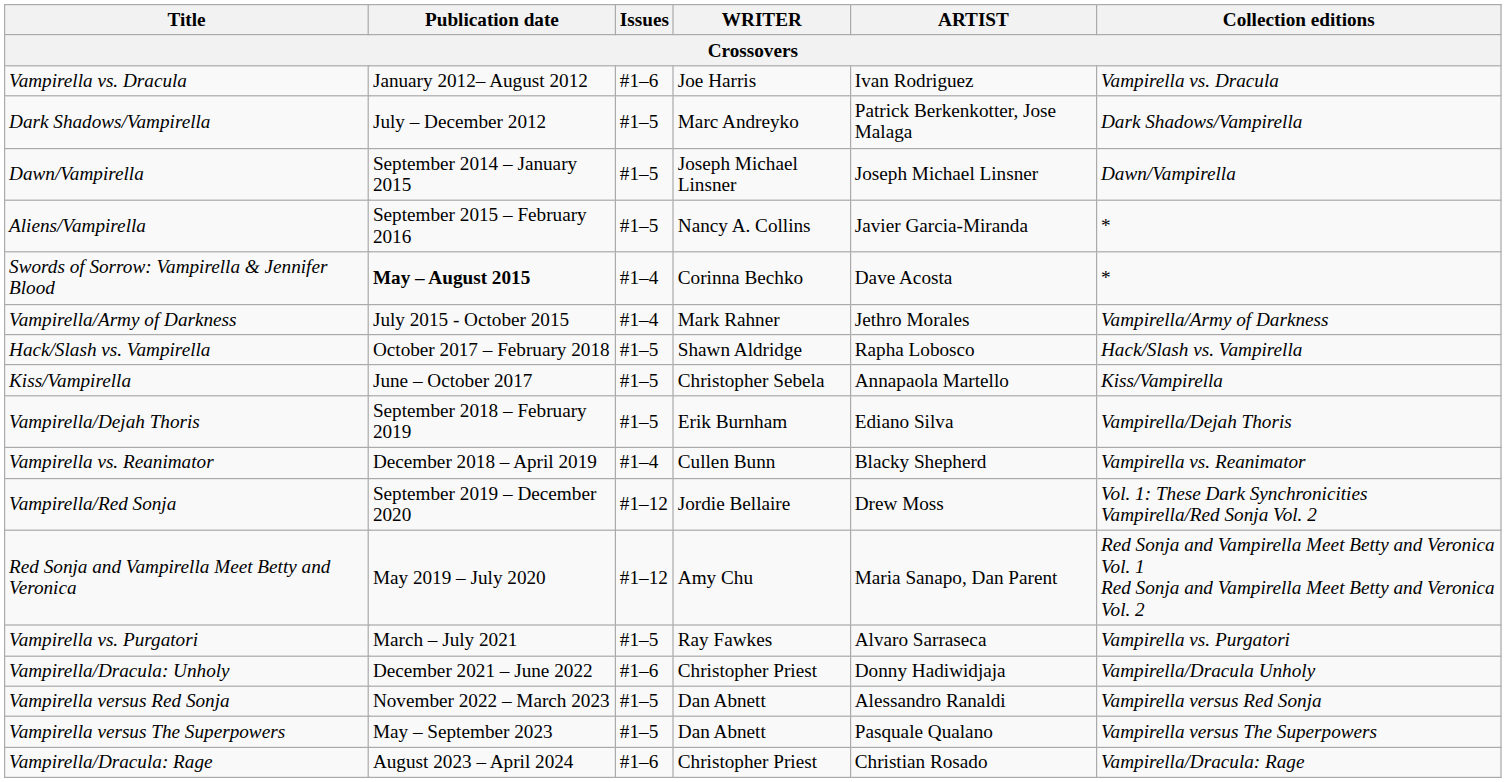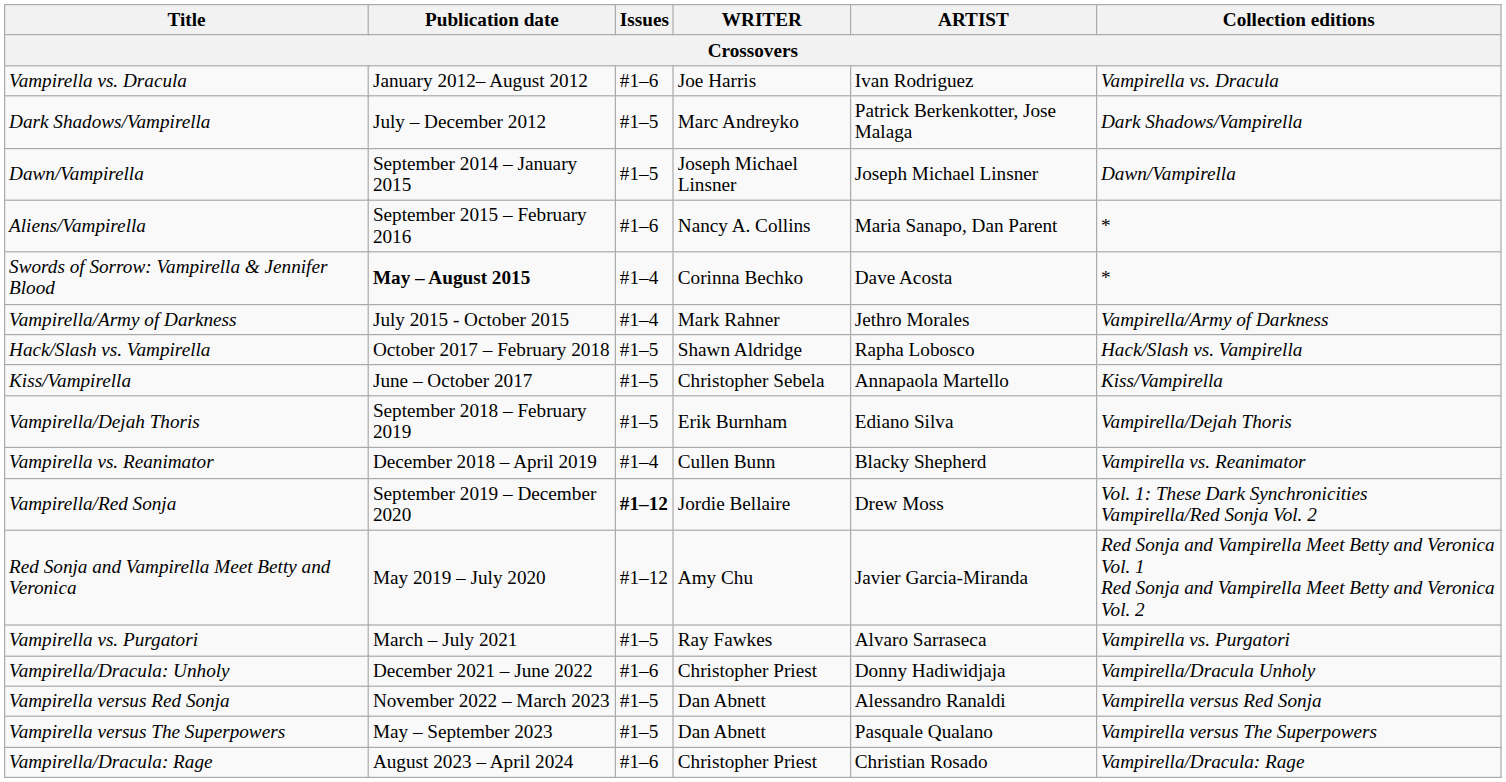(639, 225) #1–5 -> (639, 225) #1–6
(941, 225) Javier Garcia-Miranda -> (956, 225) Maria Sanapo, Dan Parent
(644, 503) normal -> (644, 503) bold
(956, 577) Maria Sanapo, Dan Parent -> (941, 577) Javier Garcia-Miranda
